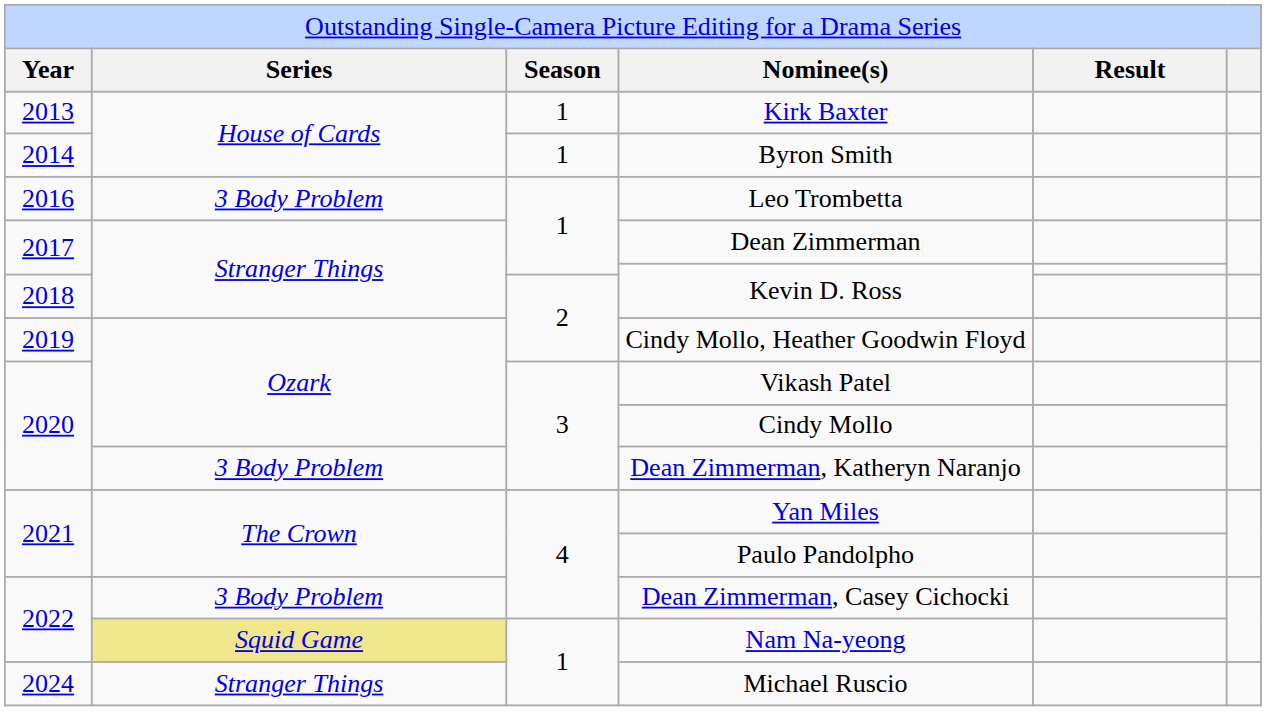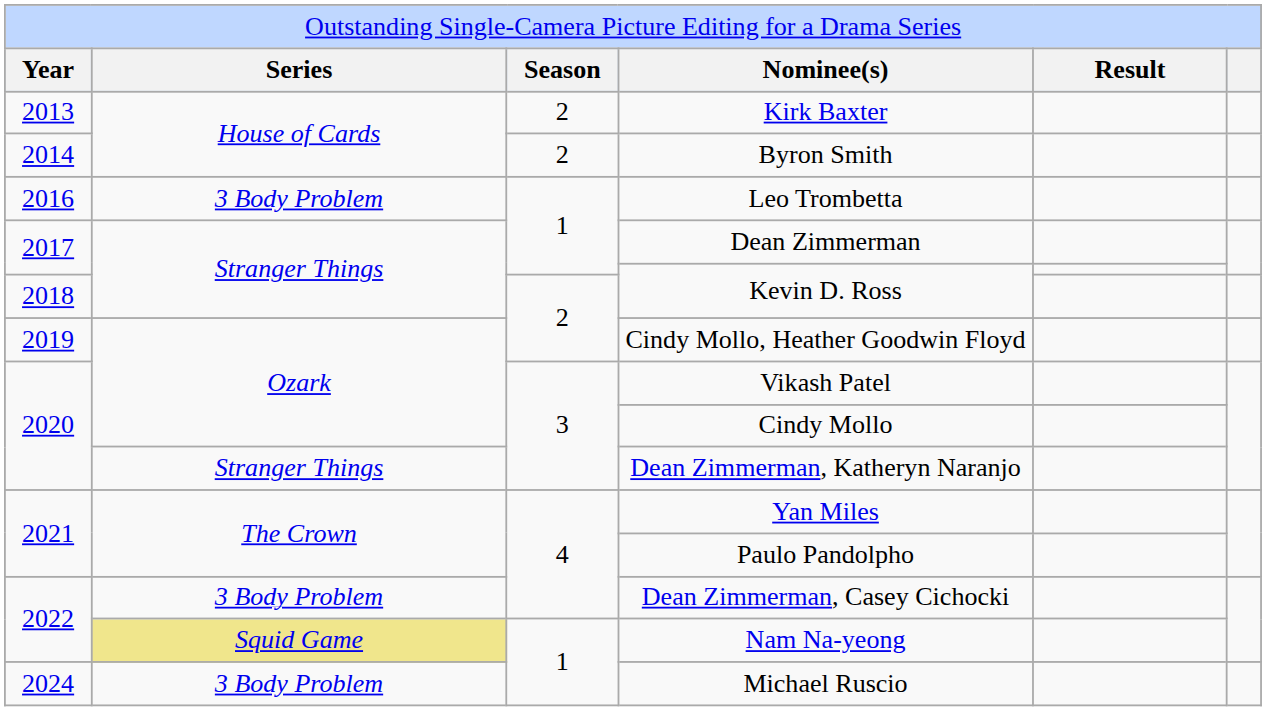(562, 112) 1 -> (562, 112) 2
(562, 155) 1 -> (562, 155) 2
(299, 468) 3 Body Problem -> (299, 468) Stranger Things
(299, 683) Stranger Things -> (299, 683) 3 Body Problem
